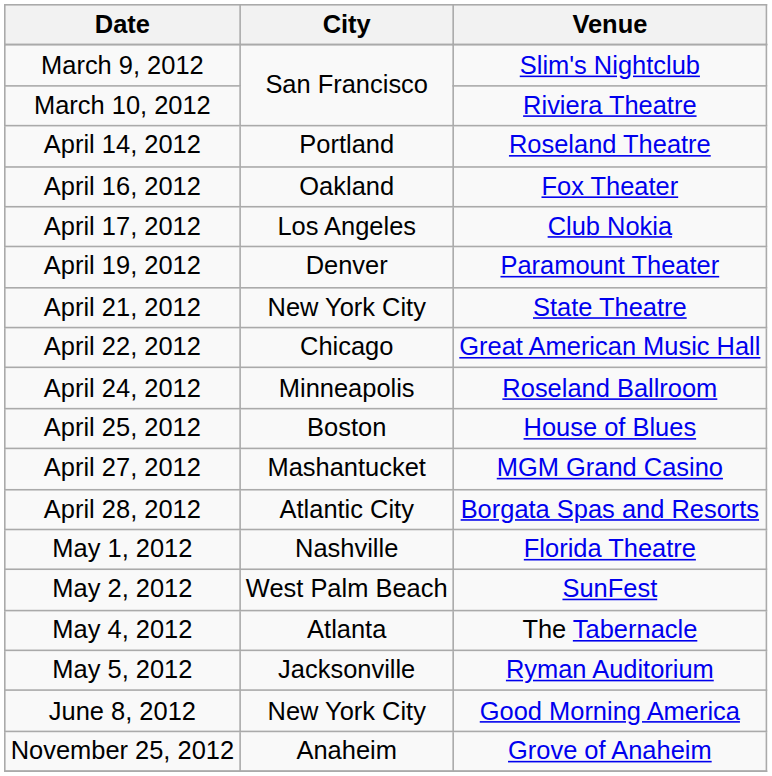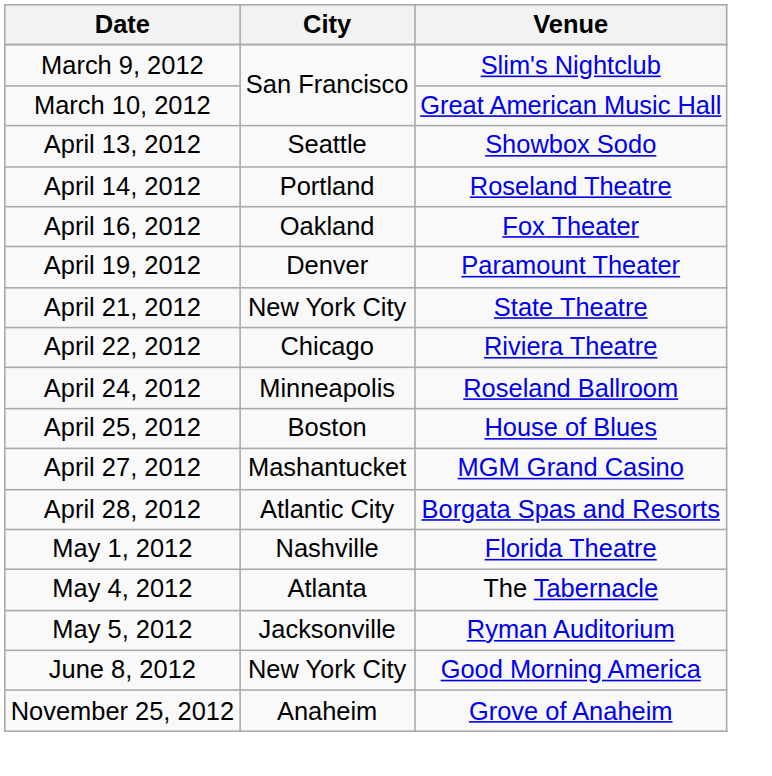(610, 105) Riviera Theatre -> (571, 105) Great American Music Hall
+ row: (122, 145)
- row: (122, 226)
(610, 347) Great American Music Hall -> (571, 347) Riviera Theatre
- row: (122, 589)
